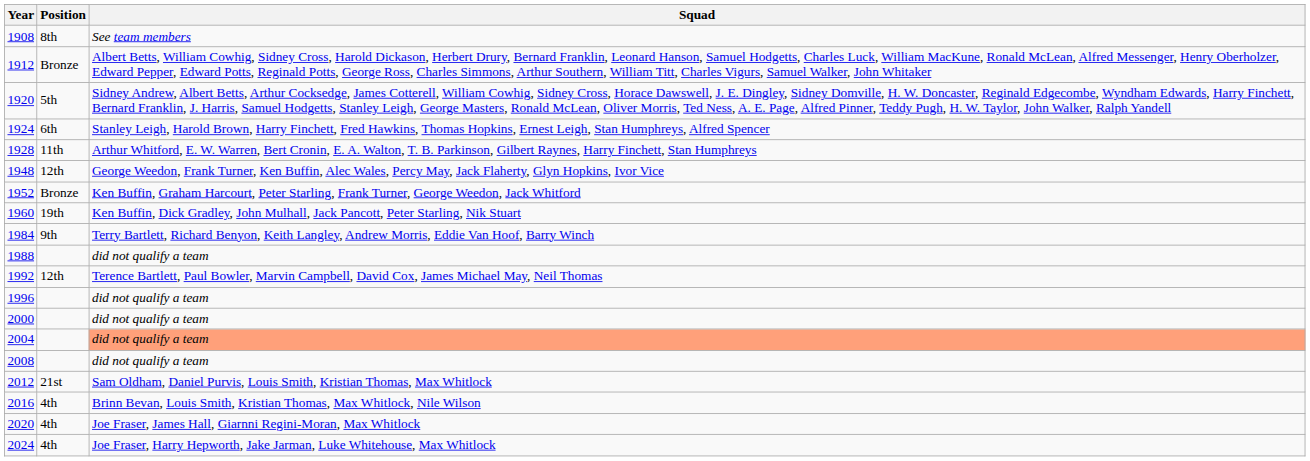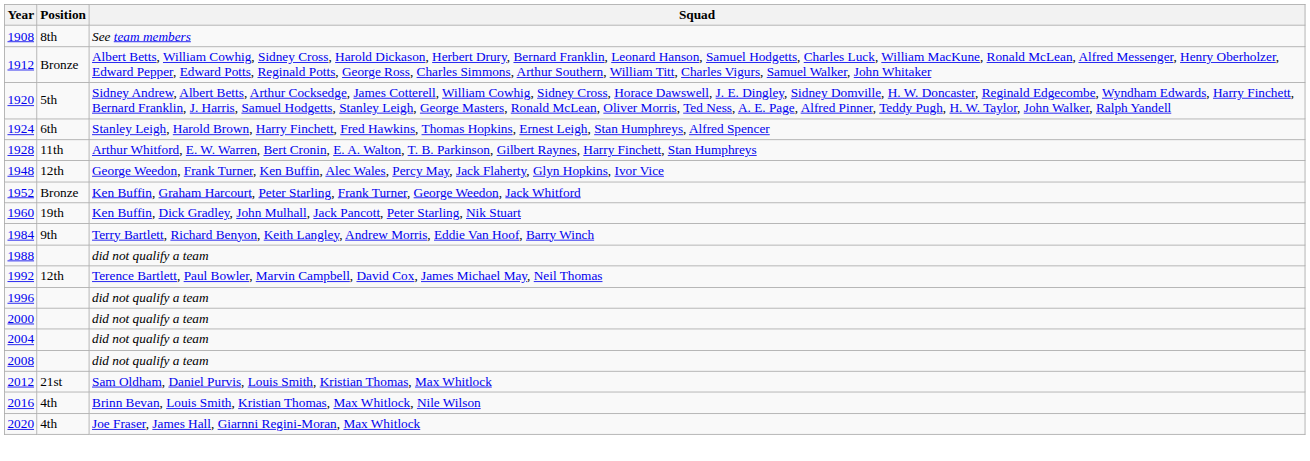(150, 339) lightsalmon background -> (150, 339) no background
- row: (21, 445)
